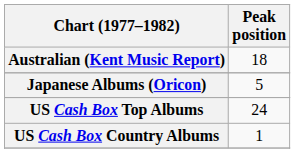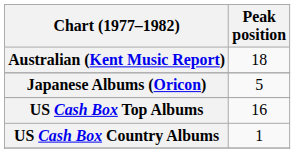(259, 110) 24 -> (259, 110) 16
